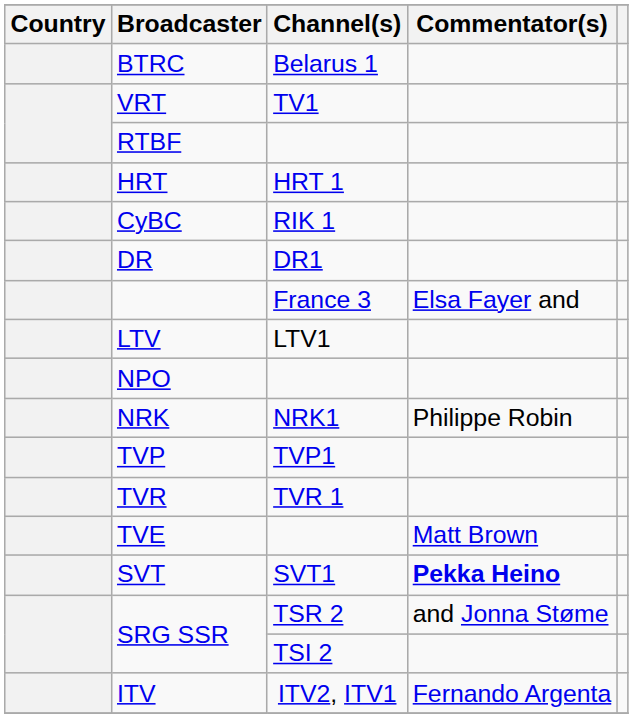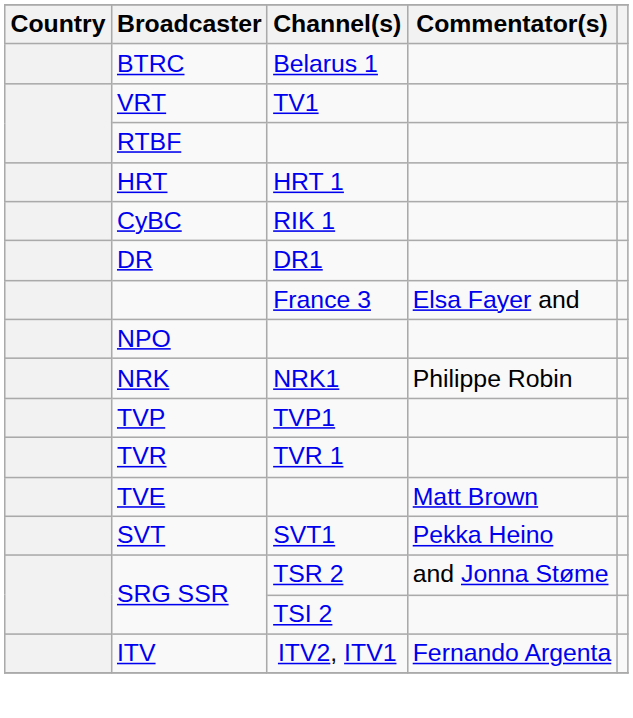- row: (139, 338)
(486, 574) bold -> (483, 535) normal
